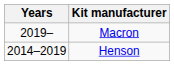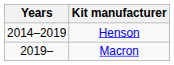rows swapped: (119, 51) <-> (119, 32)
